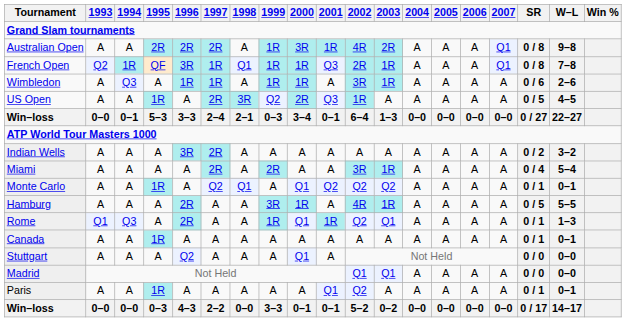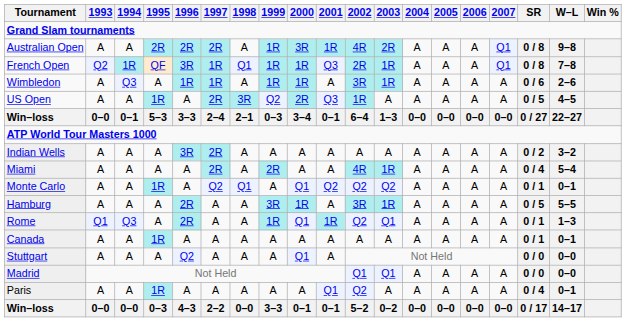(360, 169) 3R -> (360, 169) 4R
(360, 203) 4R -> (360, 203) 3R
(534, 290) 0 / 1 -> (534, 290) 0 / 4
